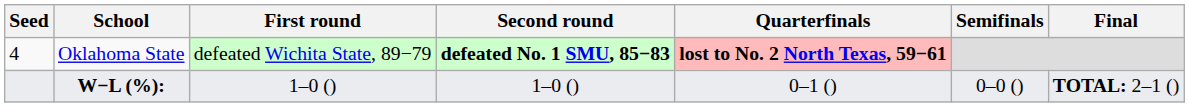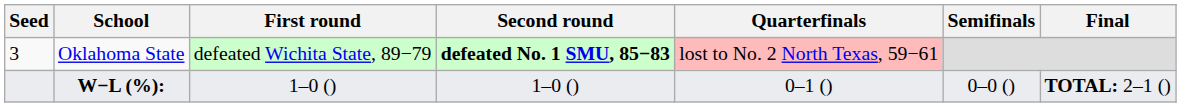(14, 53) 4 -> (14, 53) 3
(813, 53) bold -> (809, 53) normal
